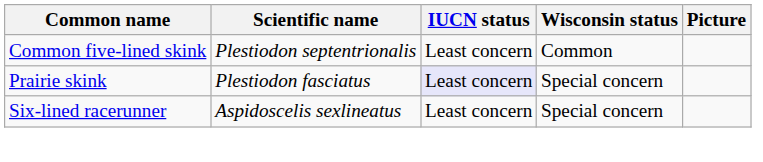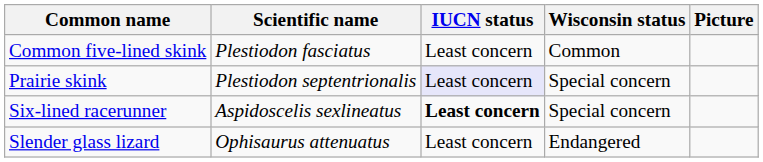(316, 50) Plestiodon septentrionalis -> (293, 50) Plestiodon fasciatus
(293, 80) Plestiodon fasciatus -> (316, 80) Plestiodon septentrionalis
(479, 111) normal -> (482, 111) bold
+ row: (84, 141)
